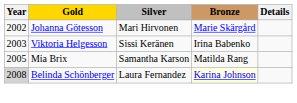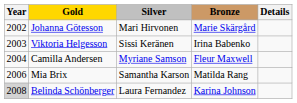+ row: (67, 59)
(17, 59) 2005 -> (17, 75) 2006
(225, 75) lightyellow background -> (225, 91) no background
